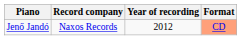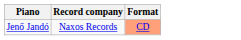- column: (163, 12)
